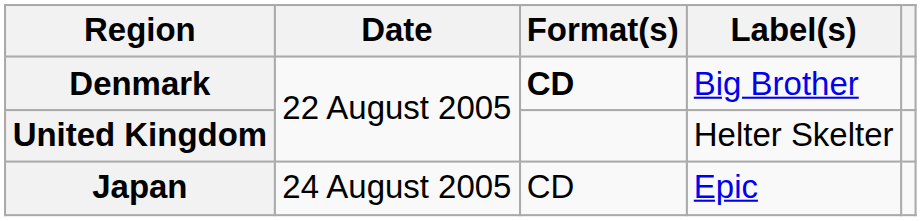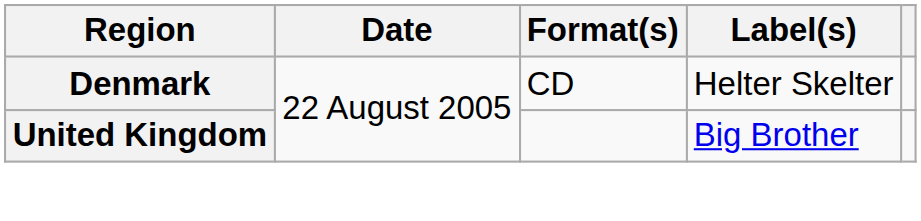(550, 82) bold -> (550, 82) normal
(776, 82) Big Brother -> (794, 82) Helter Skelter
(794, 135) Helter Skelter -> (776, 135) Big Brother
- row: (140, 187)
